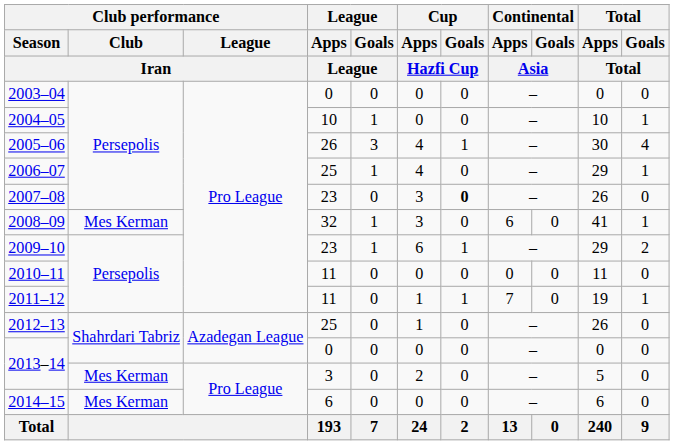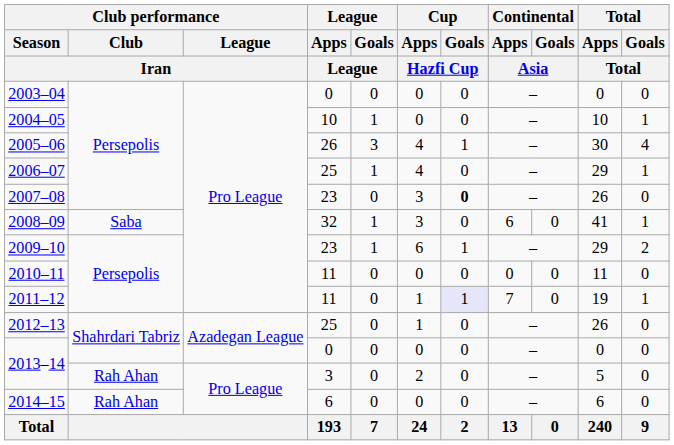(126, 222) Mes Kerman -> (126, 222) Saba
(464, 299) no background -> (464, 299) lavender background
(126, 376) Mes Kerman -> (126, 376) Rah Ahan
(126, 401) Mes Kerman -> (126, 401) Rah Ahan
